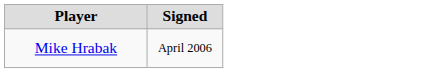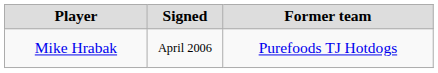+ column: (328, 16)
